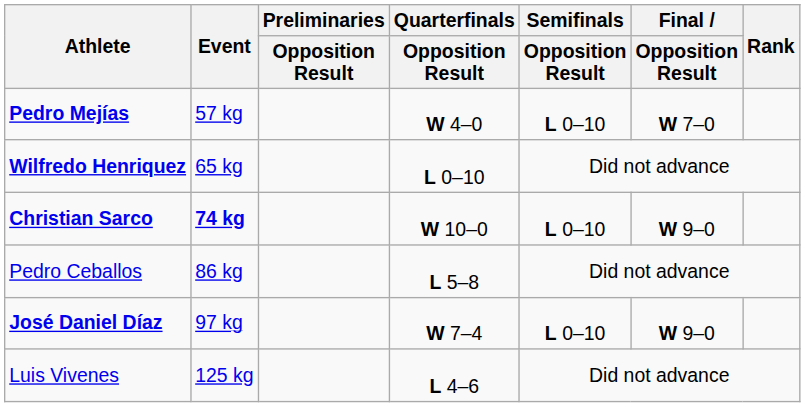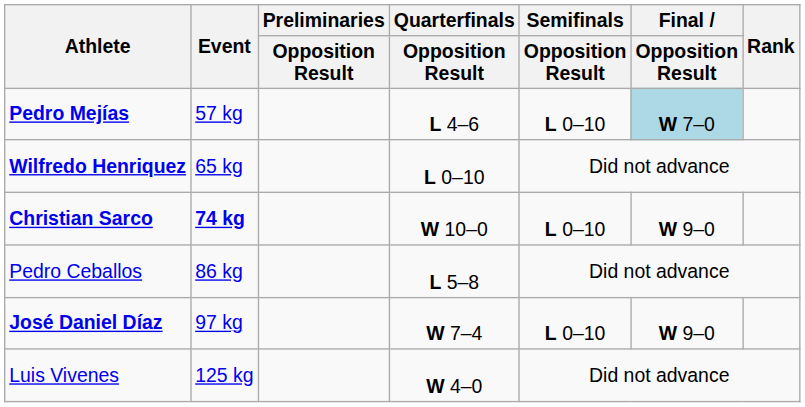(454, 125) W 4–0 -> (454, 125) L 4–6
(687, 125) no background -> (687, 125) lightblue background
(454, 387) L 4–6 -> (454, 387) W 4–0
